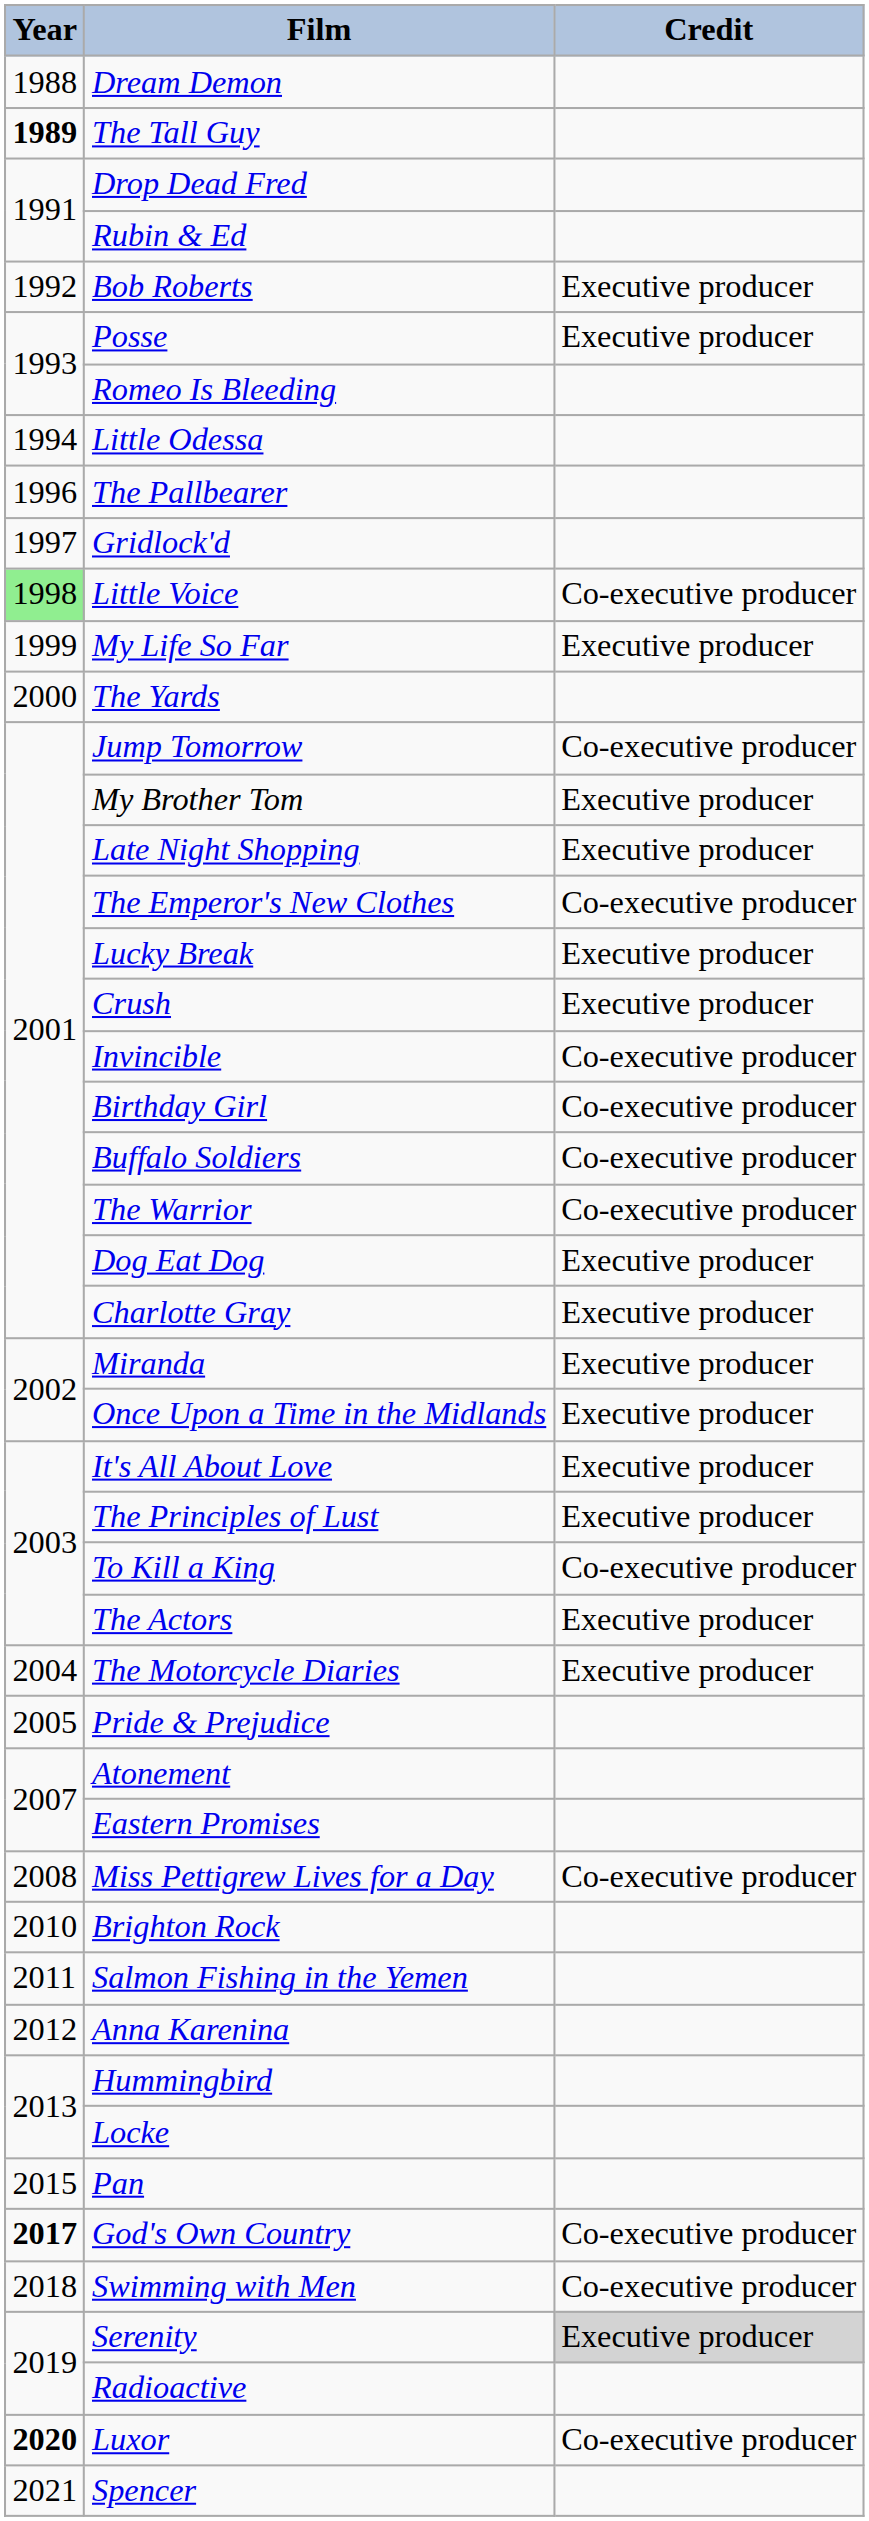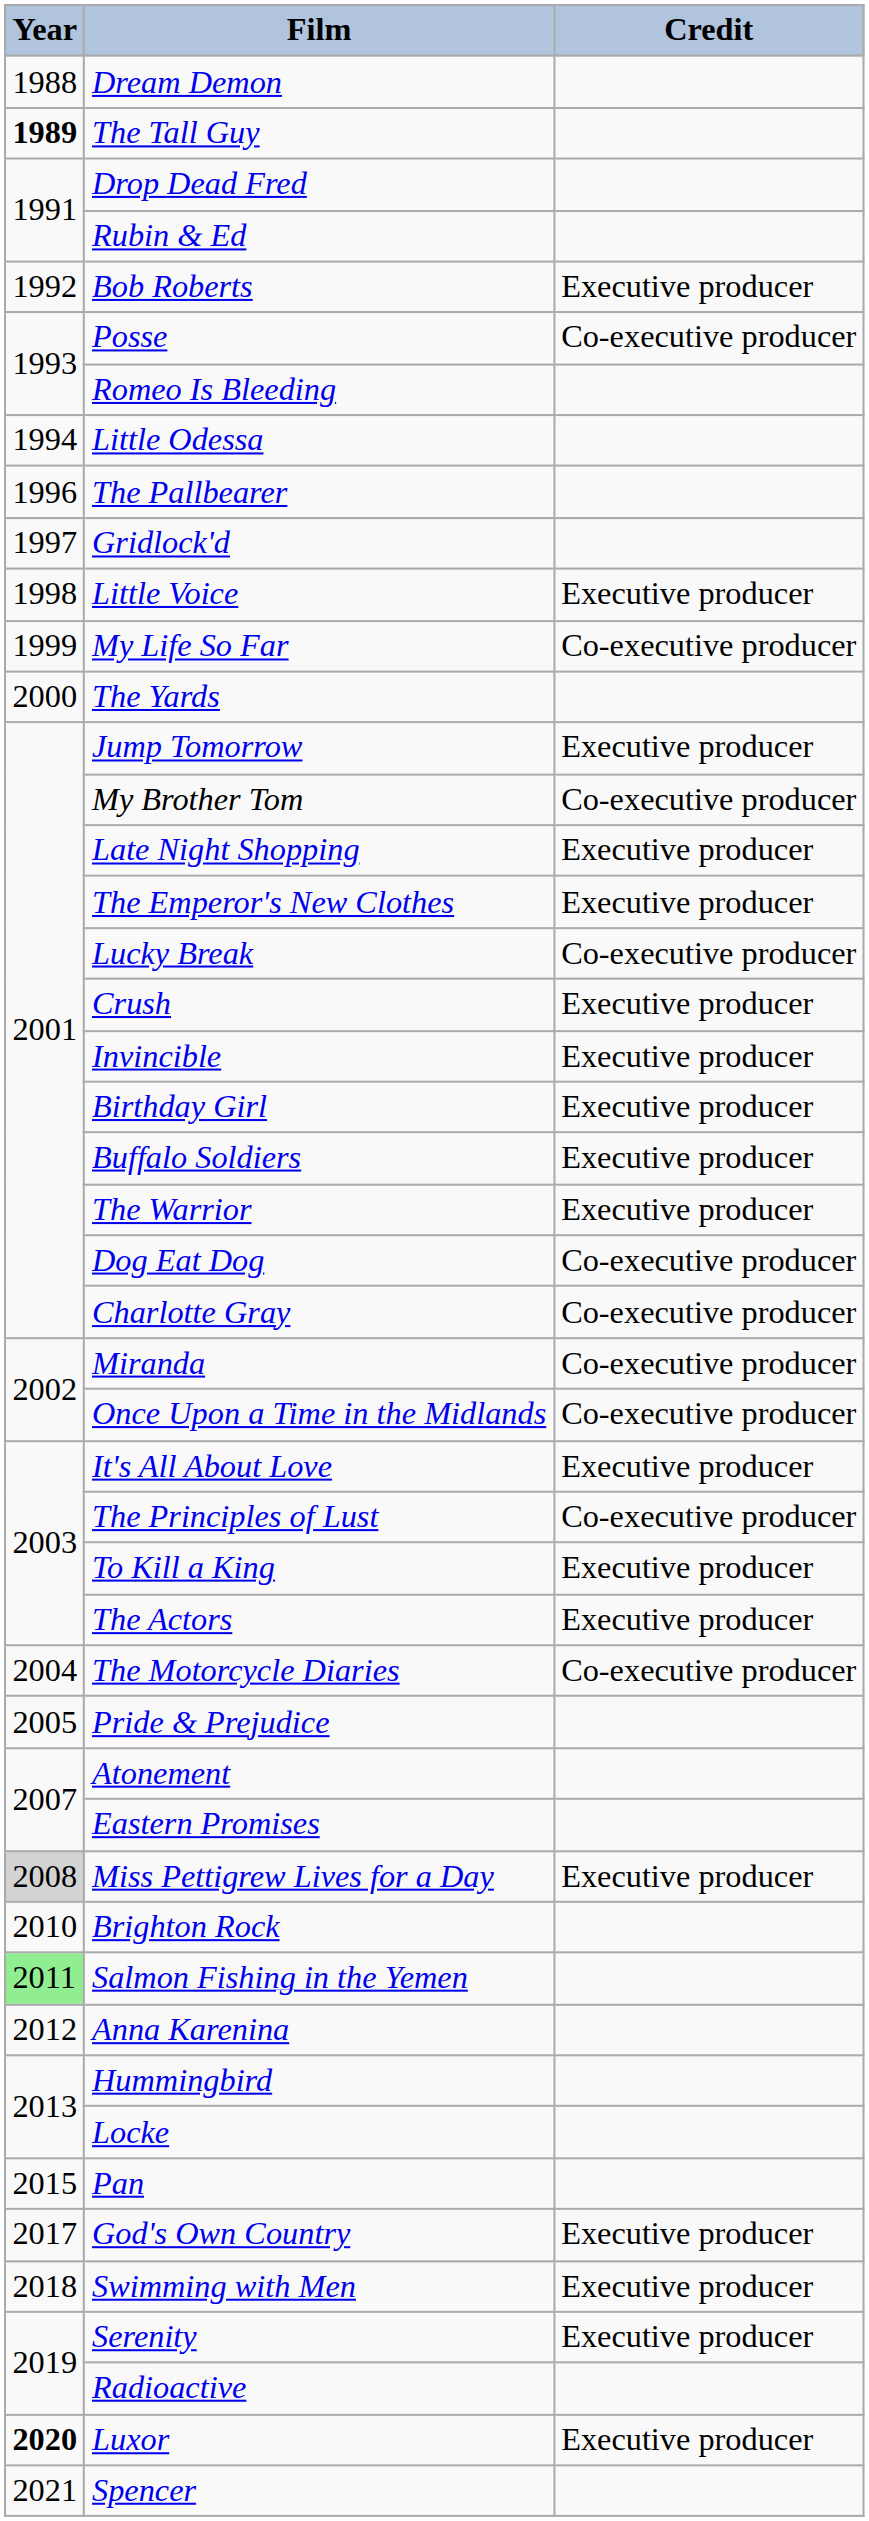(687, 337) Executive producer -> (709, 337) Co-executive producer
(45, 593) lightgreen background -> (45, 593) no background
(709, 593) Co-executive producer -> (687, 593) Executive producer
(687, 645) Executive producer -> (709, 645) Co-executive producer
(709, 747) Co-executive producer -> (687, 747) Executive producer
(687, 798) Executive producer -> (709, 798) Co-executive producer
(709, 901) Co-executive producer -> (687, 901) Executive producer
(687, 952) Executive producer -> (709, 952) Co-executive producer
(709, 1055) Co-executive producer -> (687, 1055) Executive producer
(709, 1106) Co-executive producer -> (687, 1106) Executive producer
(709, 1157) Co-executive producer -> (687, 1157) Executive producer
(709, 1209) Co-executive producer -> (687, 1209) Executive producer
(687, 1260) Executive producer -> (709, 1260) Co-executive producer
(687, 1311) Executive producer -> (709, 1311) Co-executive producer
(687, 1362) Executive producer -> (709, 1362) Co-executive producer
(687, 1414) Executive producer -> (709, 1414) Co-executive producer
(687, 1516) Executive producer -> (709, 1516) Co-executive producer
(709, 1567) Co-executive producer -> (687, 1567) Executive producer
(687, 1670) Executive producer -> (709, 1670) Co-executive producer
(45, 1875) no background -> (45, 1875) lightgrey background
(709, 1875) Co-executive producer -> (687, 1875) Executive producer
(44, 1977) no background -> (44, 1977) lightgreen background
(45, 2234) bold -> (45, 2234) normal
(709, 2234) Co-executive producer -> (687, 2234) Executive producer
(709, 2285) Co-executive producer -> (687, 2285) Executive producer
(687, 2336) lightgrey background -> (687, 2336) no background
(709, 2439) Co-executive producer -> (687, 2439) Executive producer
